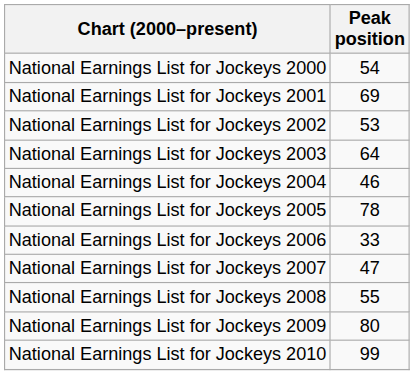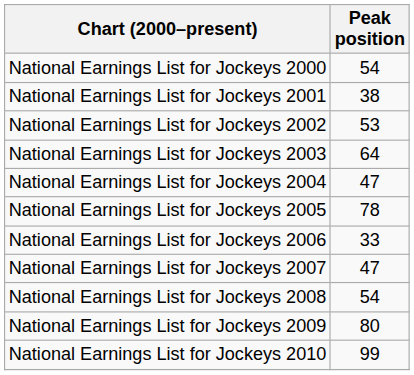(370, 96) 69 -> (370, 96) 38
(370, 182) 46 -> (370, 182) 47
(370, 297) 55 -> (370, 297) 54
